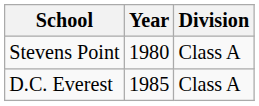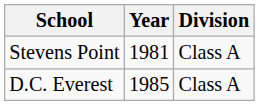(149, 52) 1980 -> (149, 52) 1981
